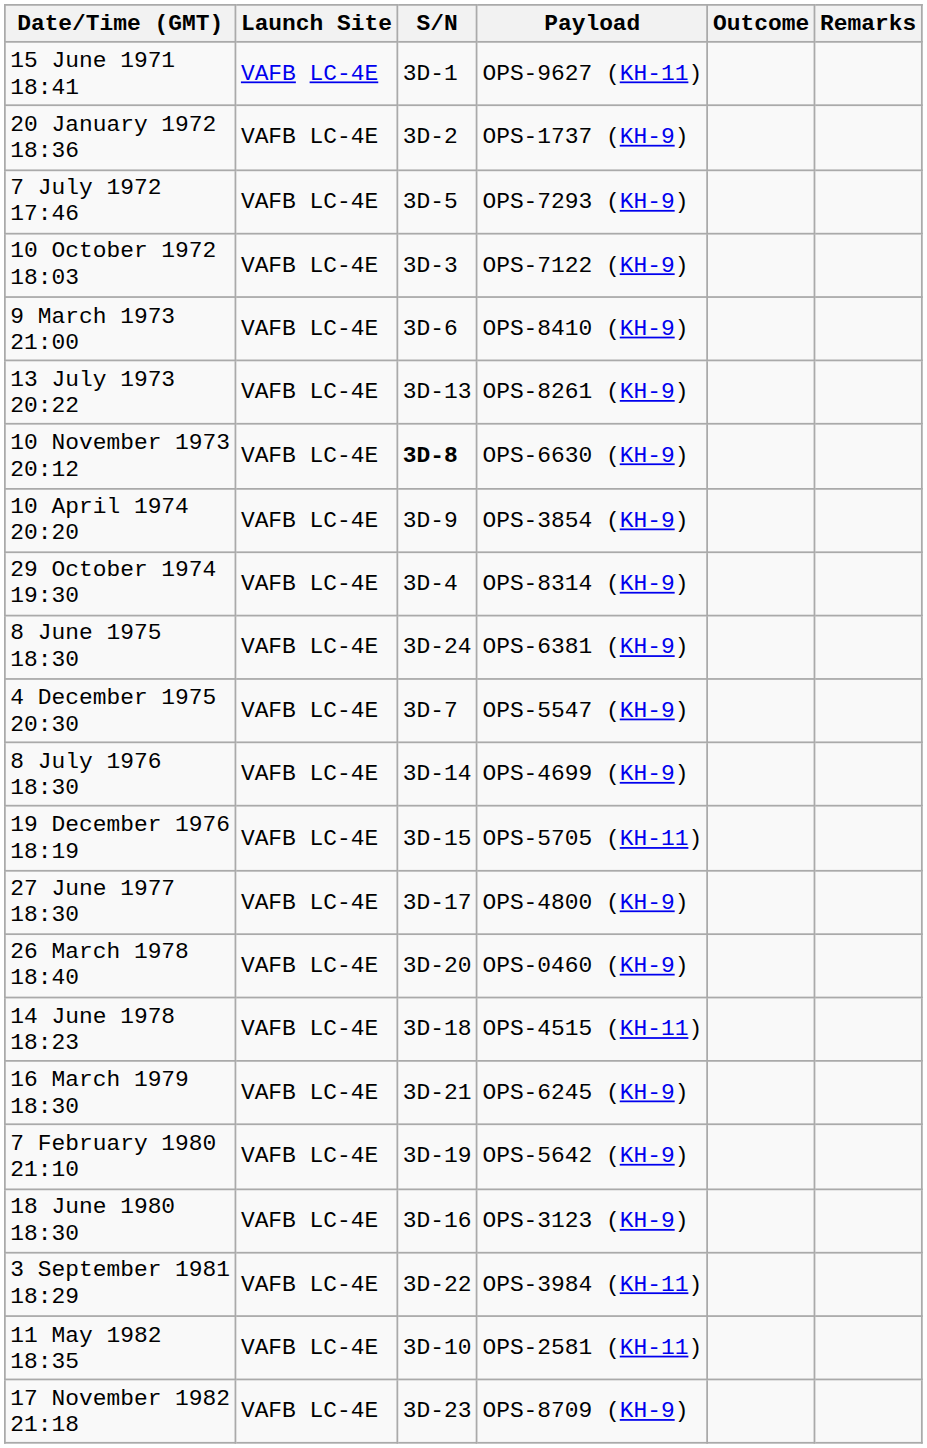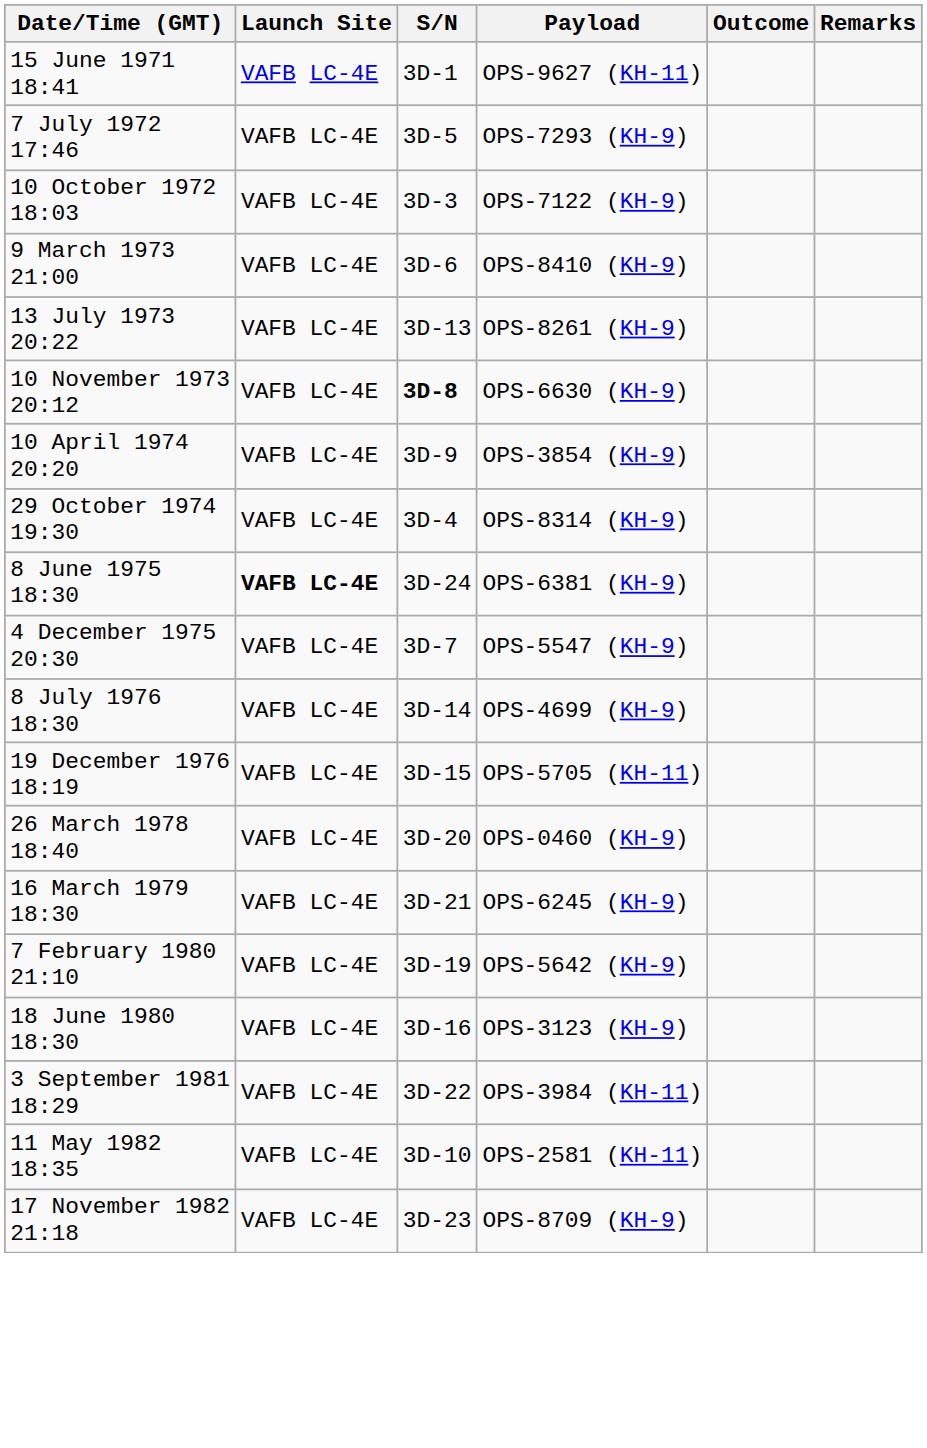- row: (113, 138)
(310, 647) normal -> (310, 584) bold
- row: (93, 902)
- row: (93, 1029)
